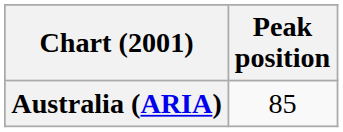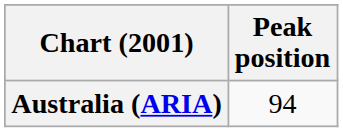(282, 103) 85 -> (282, 103) 94
